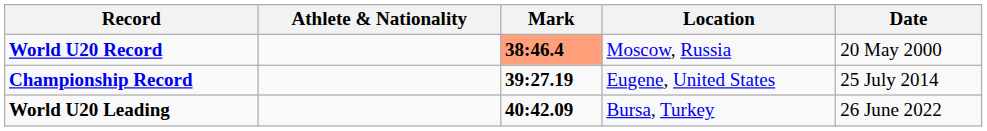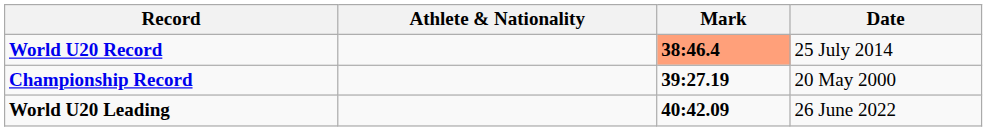- column: (719, 19)
(891, 49) 20 May 2000 -> (844, 49) 25 July 2014
(889, 79) 25 July 2014 -> (845, 79) 20 May 2000
